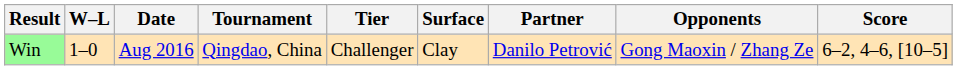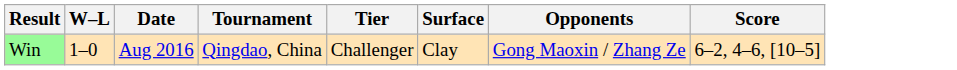- column: (552, 19)
